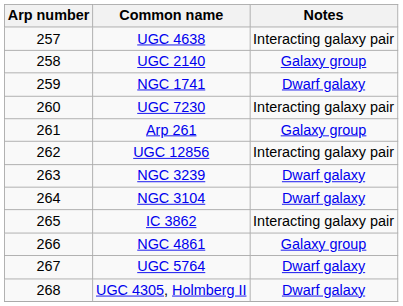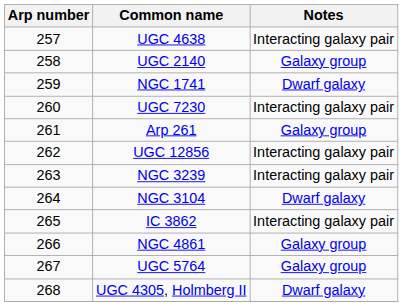(324, 175) Dwarf galaxy -> (324, 175) Interacting galaxy pair
(324, 267) Dwarf galaxy -> (324, 267) Galaxy group
